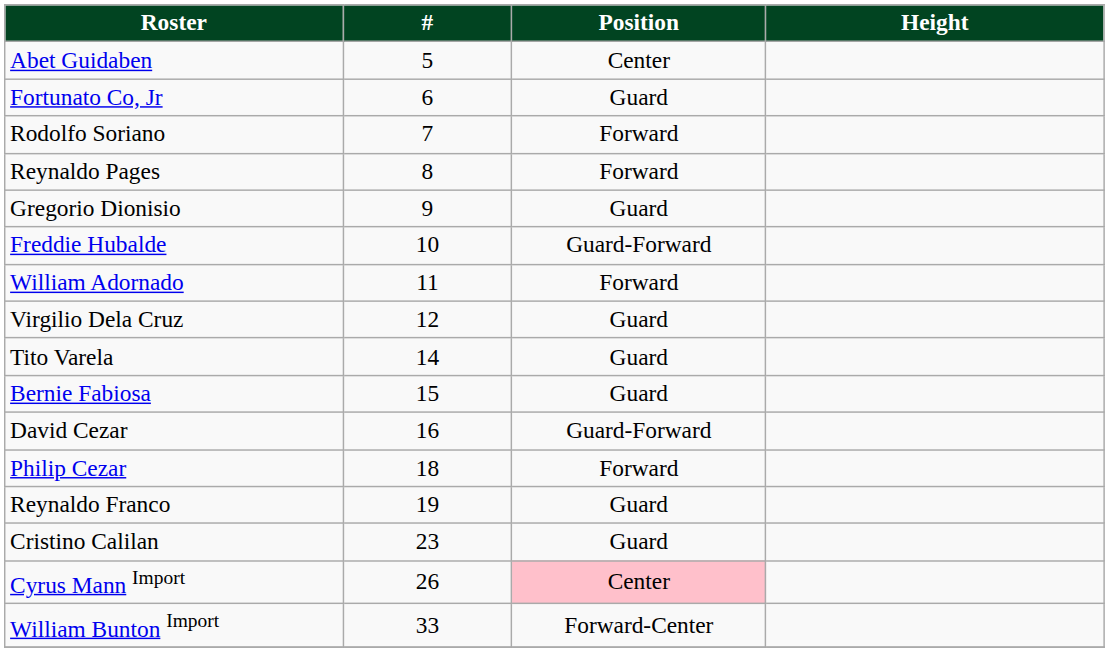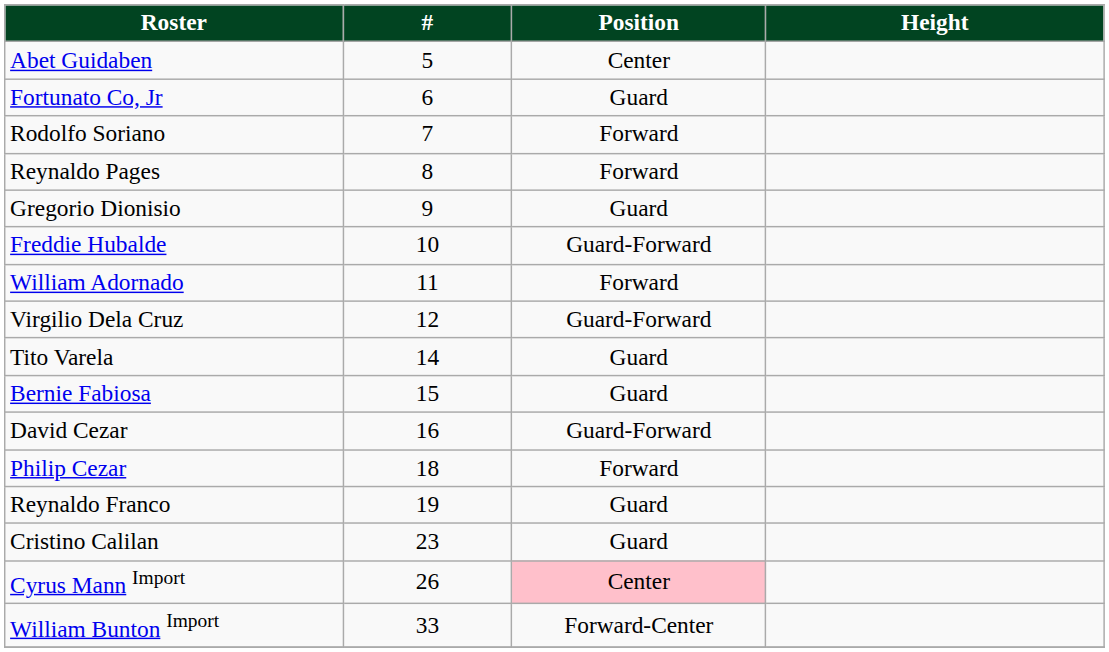(639, 319) Guard -> (639, 319) Guard-Forward
